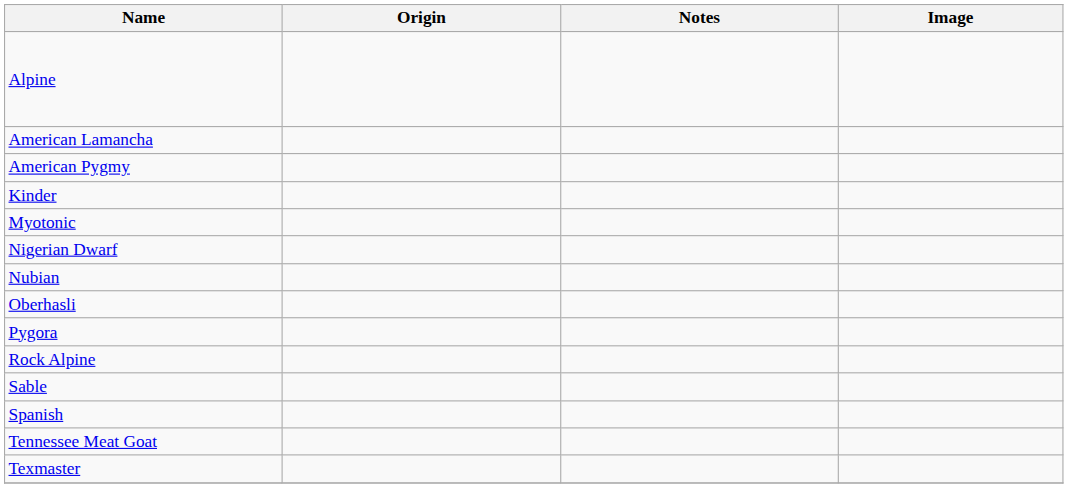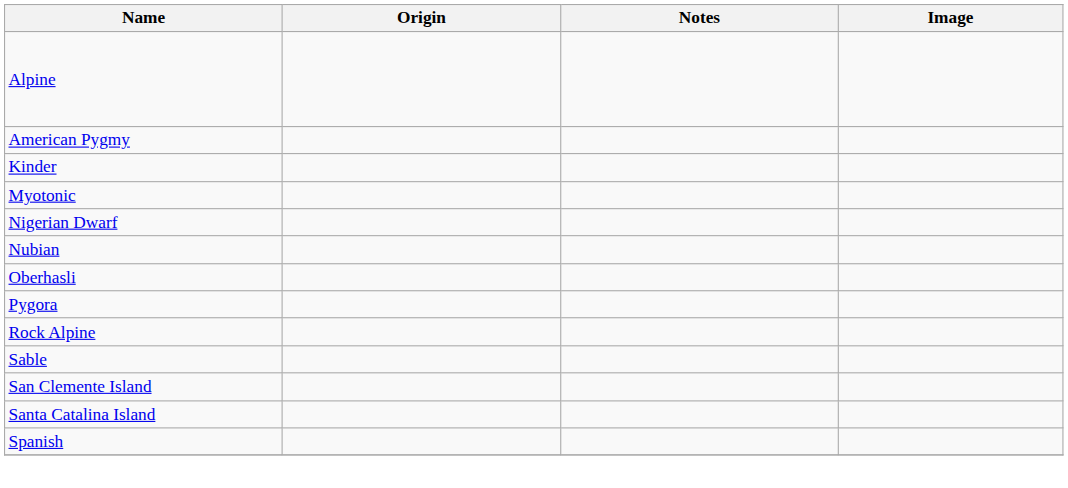- row: (81, 139)
+ row: (80, 386)
+ row: (82, 414)
- row: (83, 441)
- row: (44, 468)
